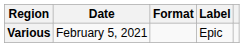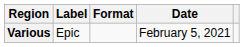columns swapped: (102, 14) <-> (215, 14)
